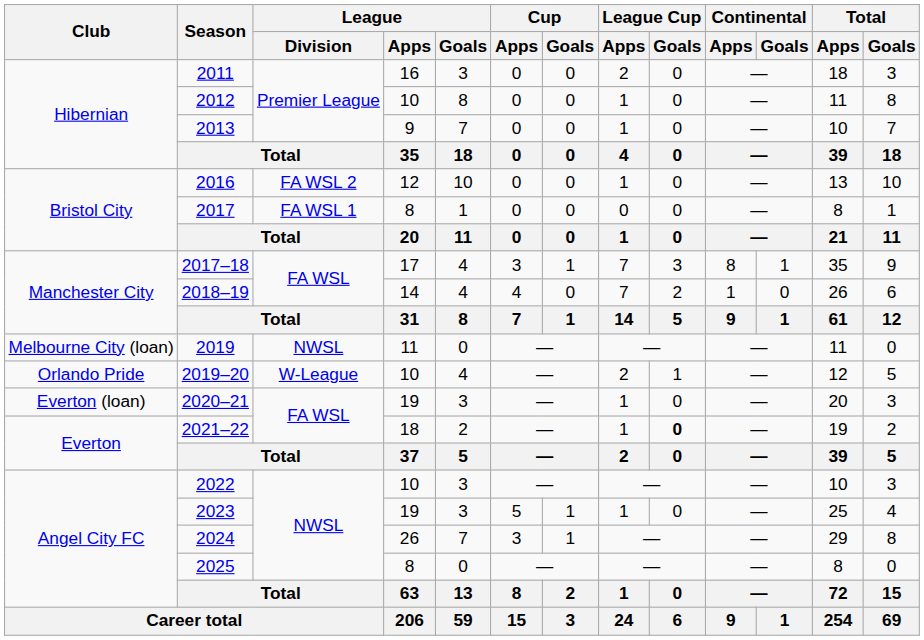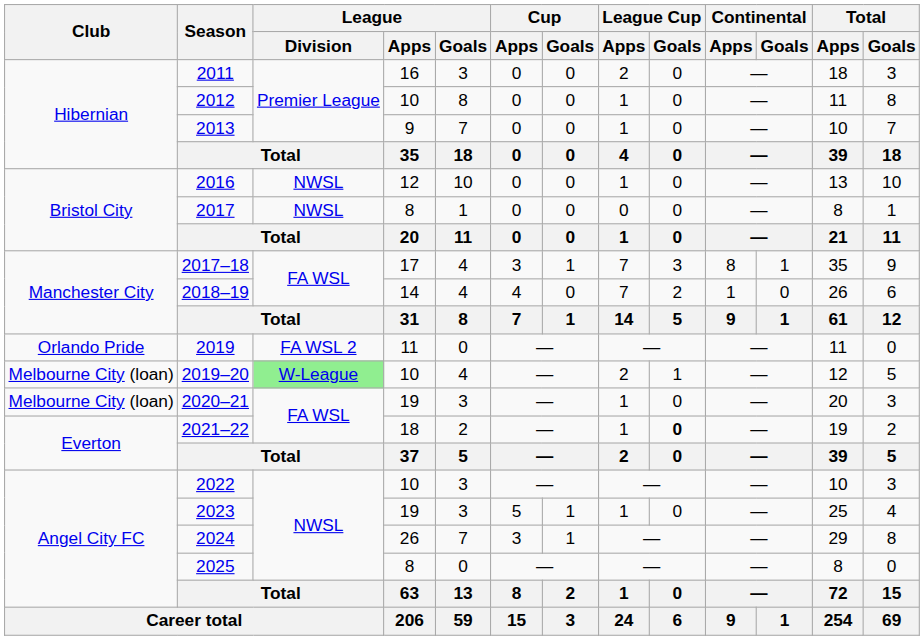(318, 182) FA WSL 2 -> (318, 182) NWSL
(318, 210) FA WSL 1 -> (318, 210) NWSL
(91, 347) Melbourne City (loan) -> (91, 347) Orlando Pride
(318, 347) NWSL -> (318, 347) FA WSL 2
(91, 374) Orlando Pride -> (91, 374) Melbourne City (loan)
(318, 374) no background -> (318, 374) lightgreen background
(91, 401) Everton (loan) -> (91, 401) Melbourne City (loan)
